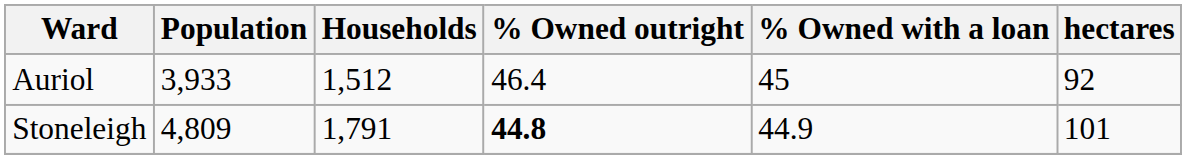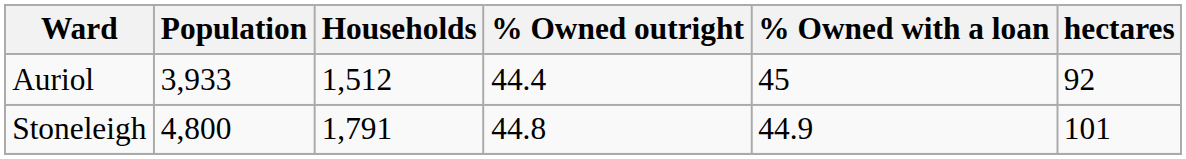(519, 79) 46.4 -> (519, 79) 44.4
(196, 128) 4,809 -> (196, 128) 4,800
(519, 128) bold -> (519, 128) normal
